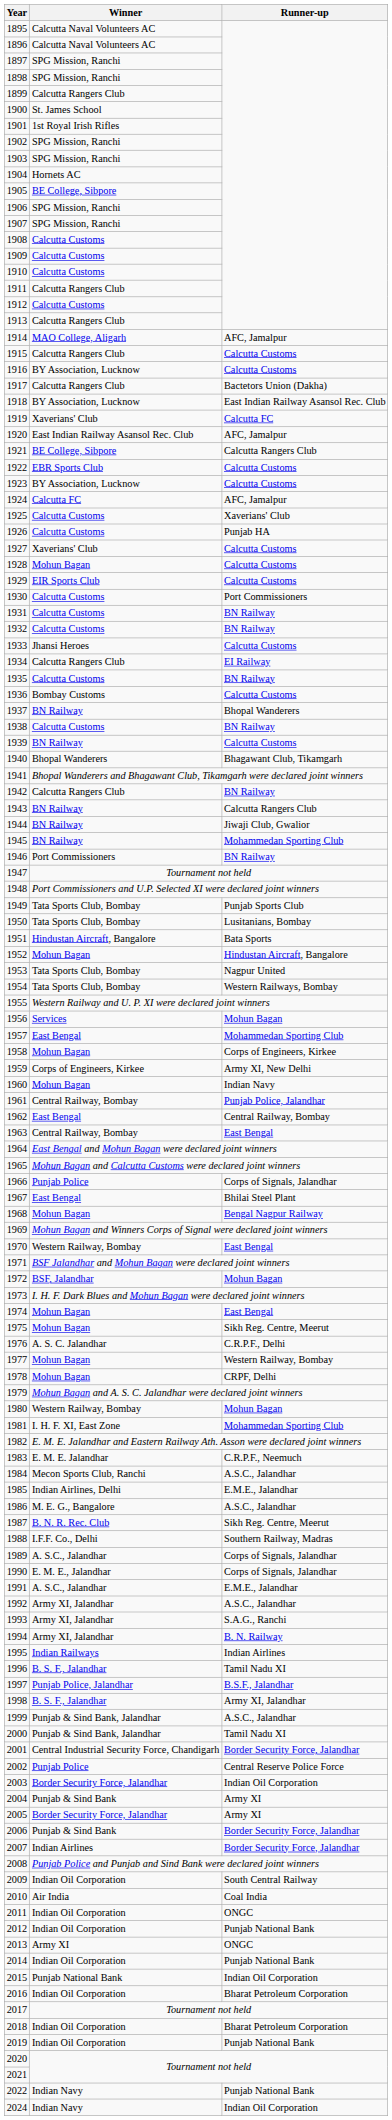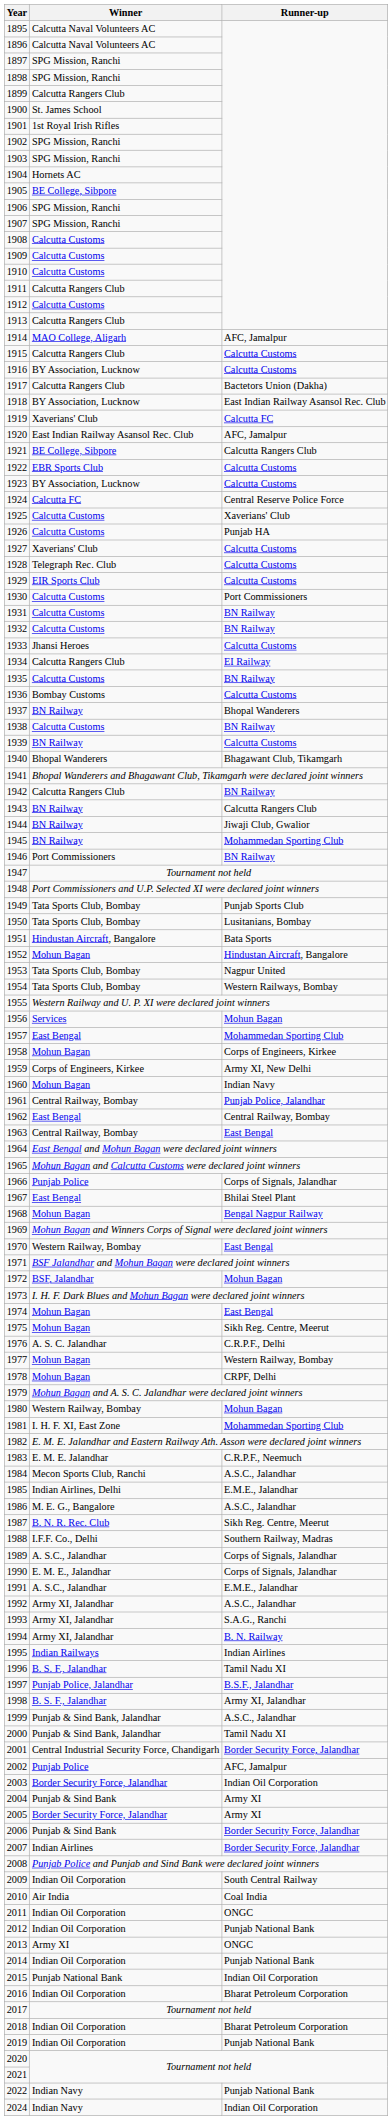(255, 499) AFC, Jamalpur -> (284, 499) Central Reserve Police Force
(61, 564) Mohun Bagan -> (74, 564) Telegraph Rec. Club
(284, 1766) Central Reserve Police Force -> (255, 1766) AFC, Jamalpur
